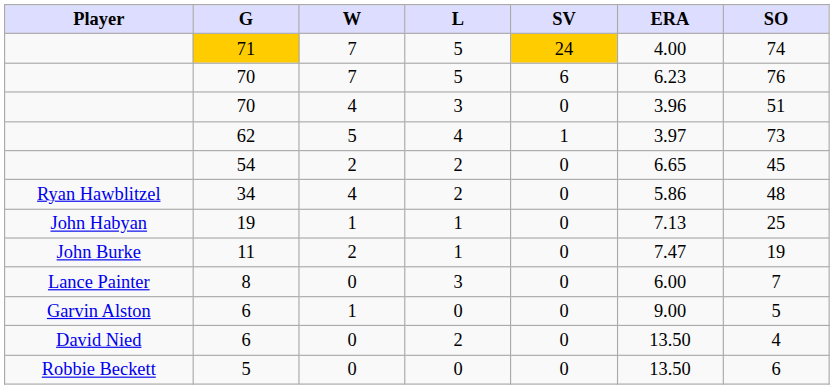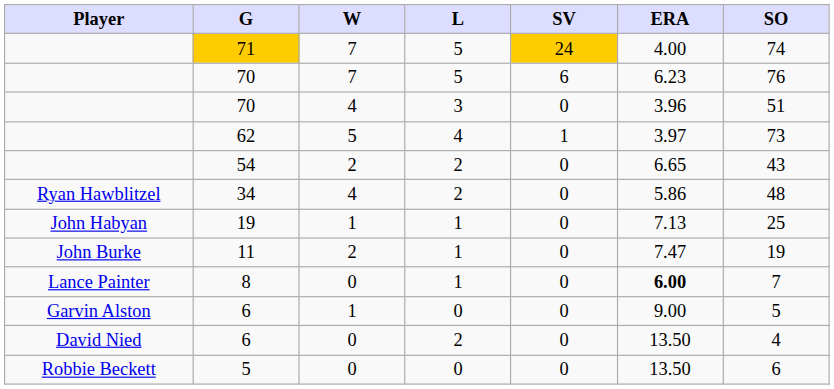(776, 164) 45 -> (776, 164) 43
(458, 281) 3 -> (458, 281) 1
(670, 281) normal -> (670, 281) bold
